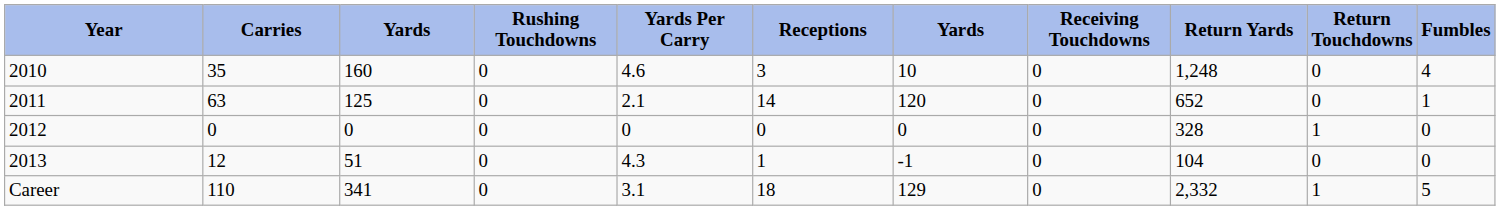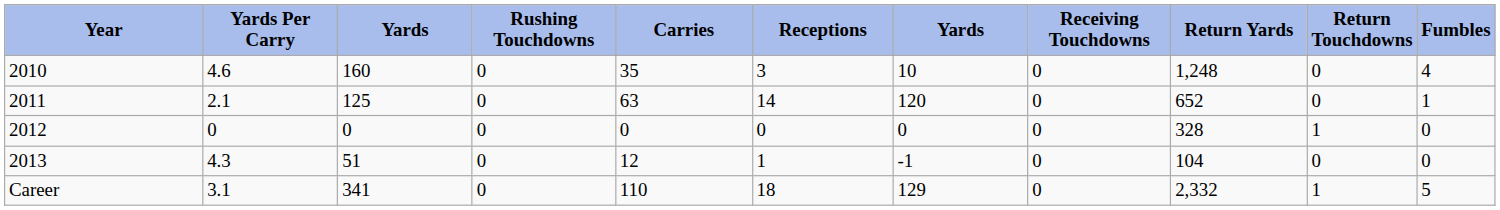columns swapped: (271, 30) <-> (685, 30)
